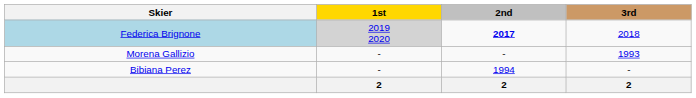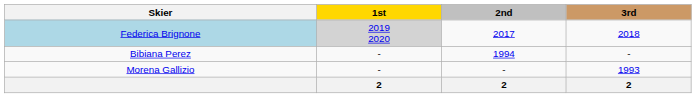(504, 33) bold -> (504, 33) normal
rows swapped: (160, 70) <-> (160, 54)
